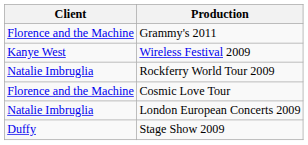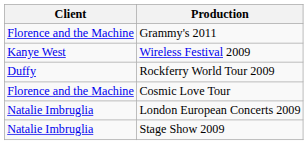(50, 71) Natalie Imbruglia -> (22, 71) Duffy
(22, 129) Duffy -> (50, 129) Natalie Imbruglia
